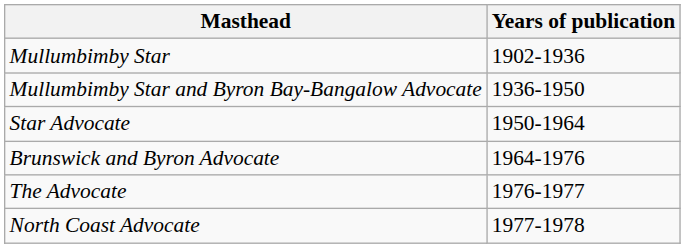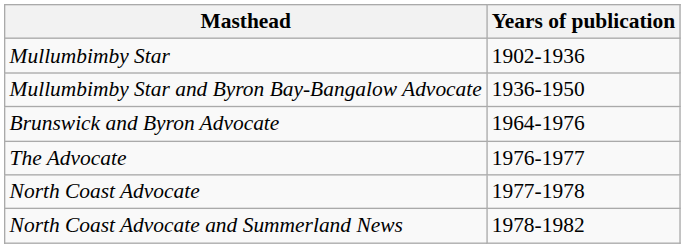- row: (70, 123)
+ row: (206, 225)
